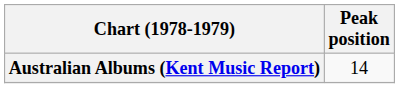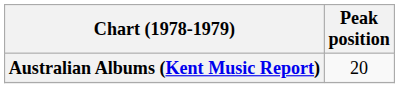(359, 67) 14 -> (359, 67) 20
